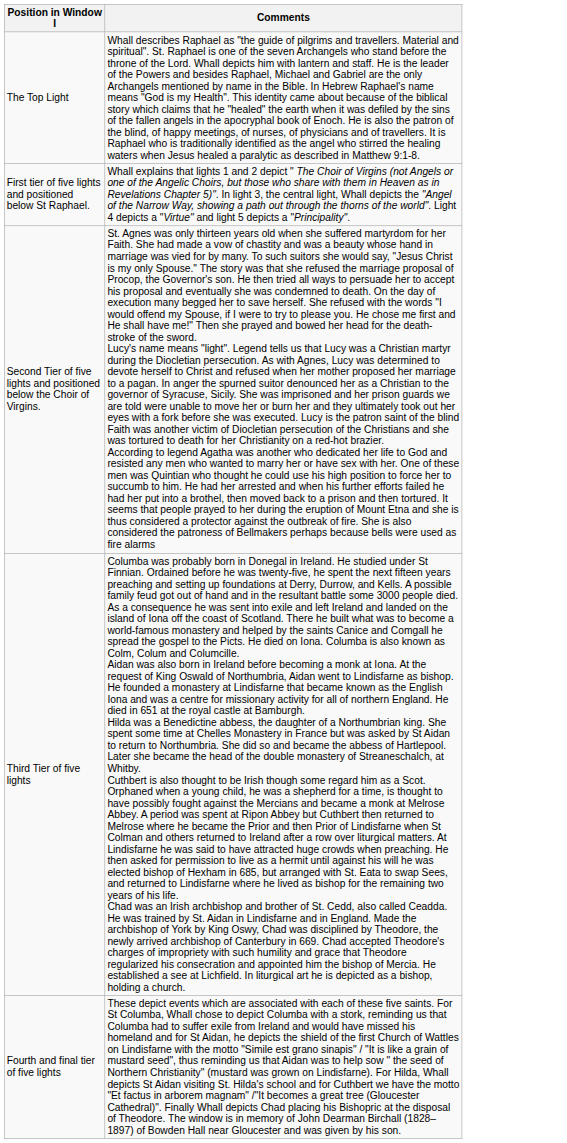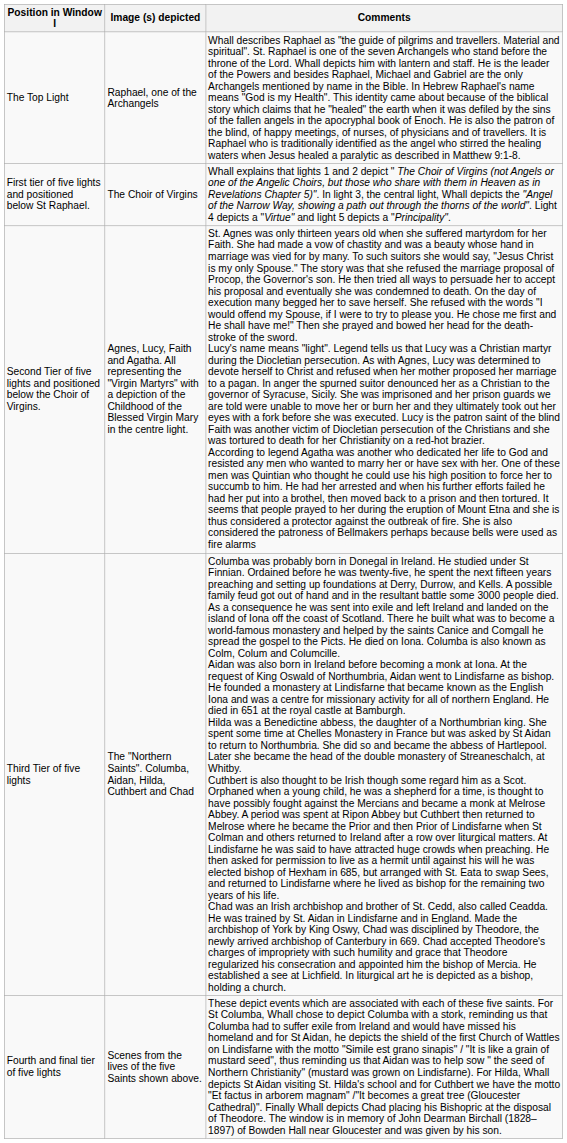+ column: (155, 18)
